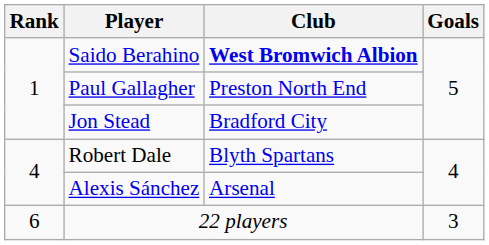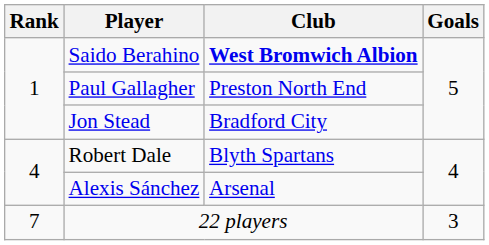(34, 222) 6 -> (34, 222) 7
